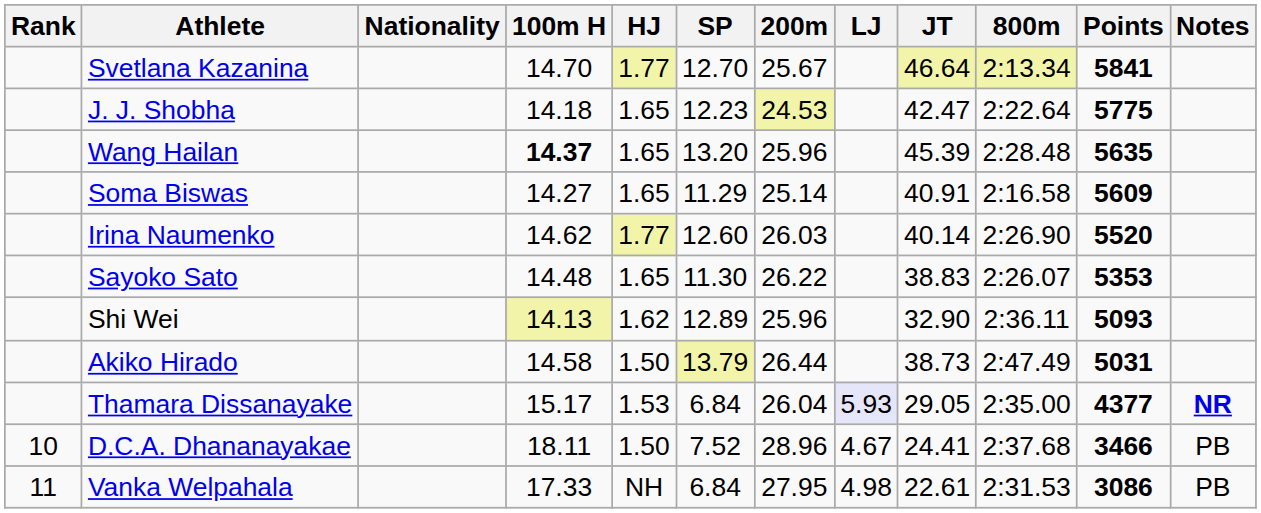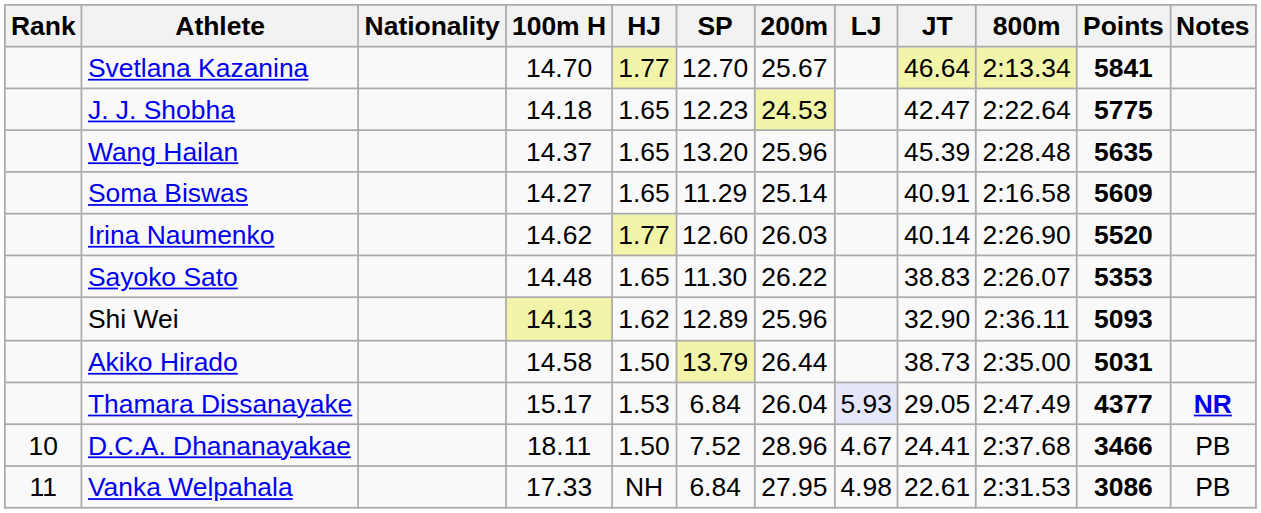(559, 152) bold -> (559, 152) normal
(1027, 361) 2:47.49 -> (1027, 361) 2:35.00
(1027, 403) 2:35.00 -> (1027, 403) 2:47.49
